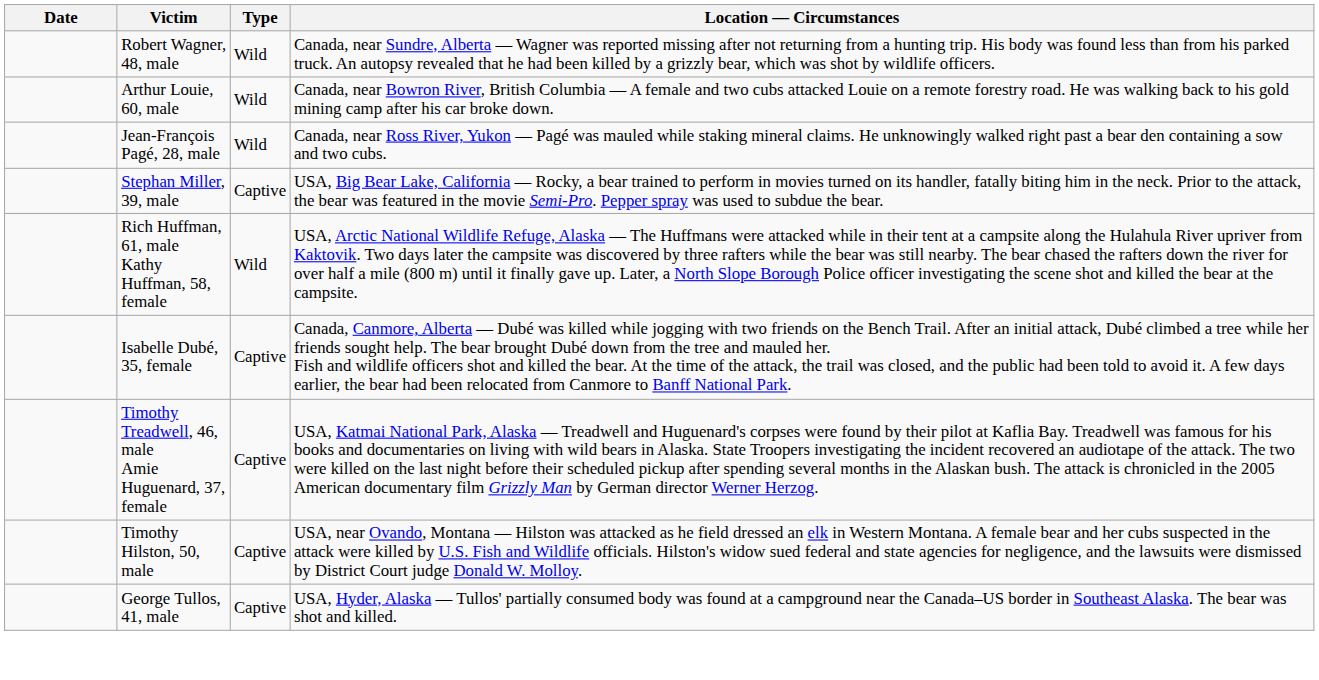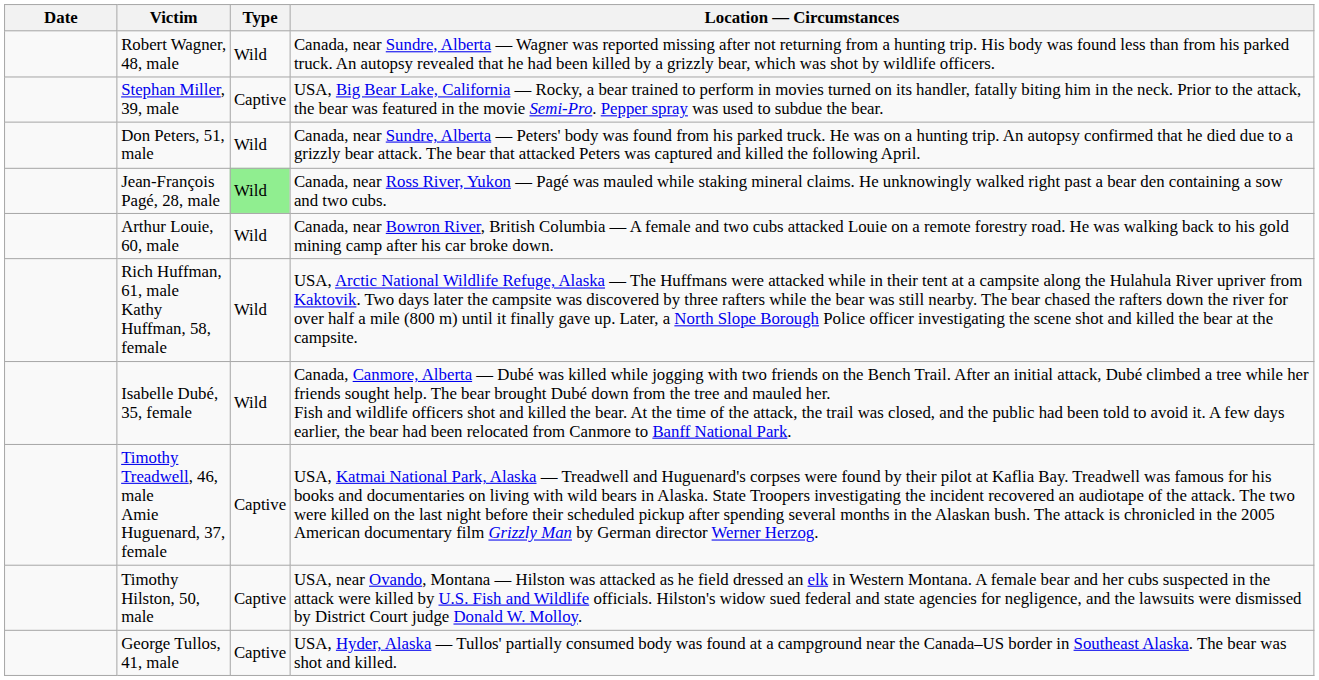rows swapped: (173, 190) <-> (167, 99)
+ row: (173, 145)
(250, 145) no background -> (250, 190) lightgreen background
(260, 357) Captive -> (250, 402) Wild
